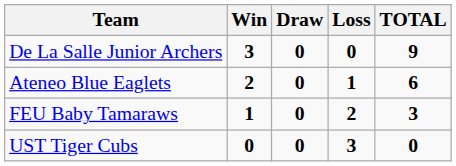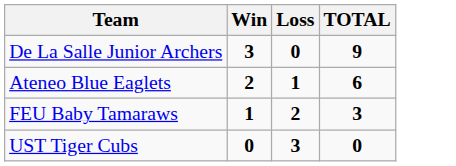- column: (300, 20)
